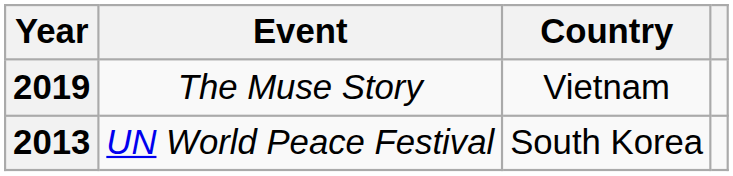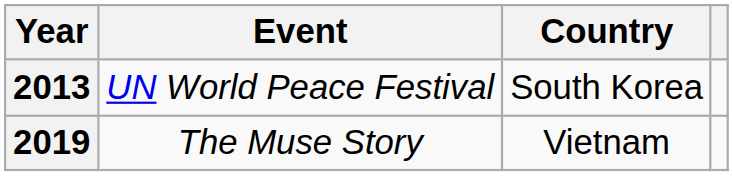rows swapped: (52, 142) <-> (52, 87)
